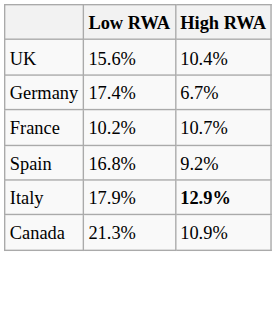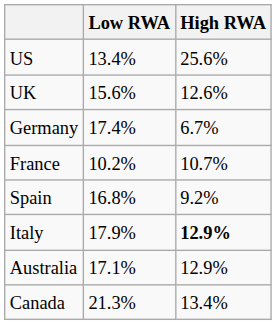+ row: (22, 58)
(204, 58) 10.4% -> (204, 93) 12.6%
+ row: (43, 268)
(204, 233) 10.9% -> (204, 303) 13.4%
